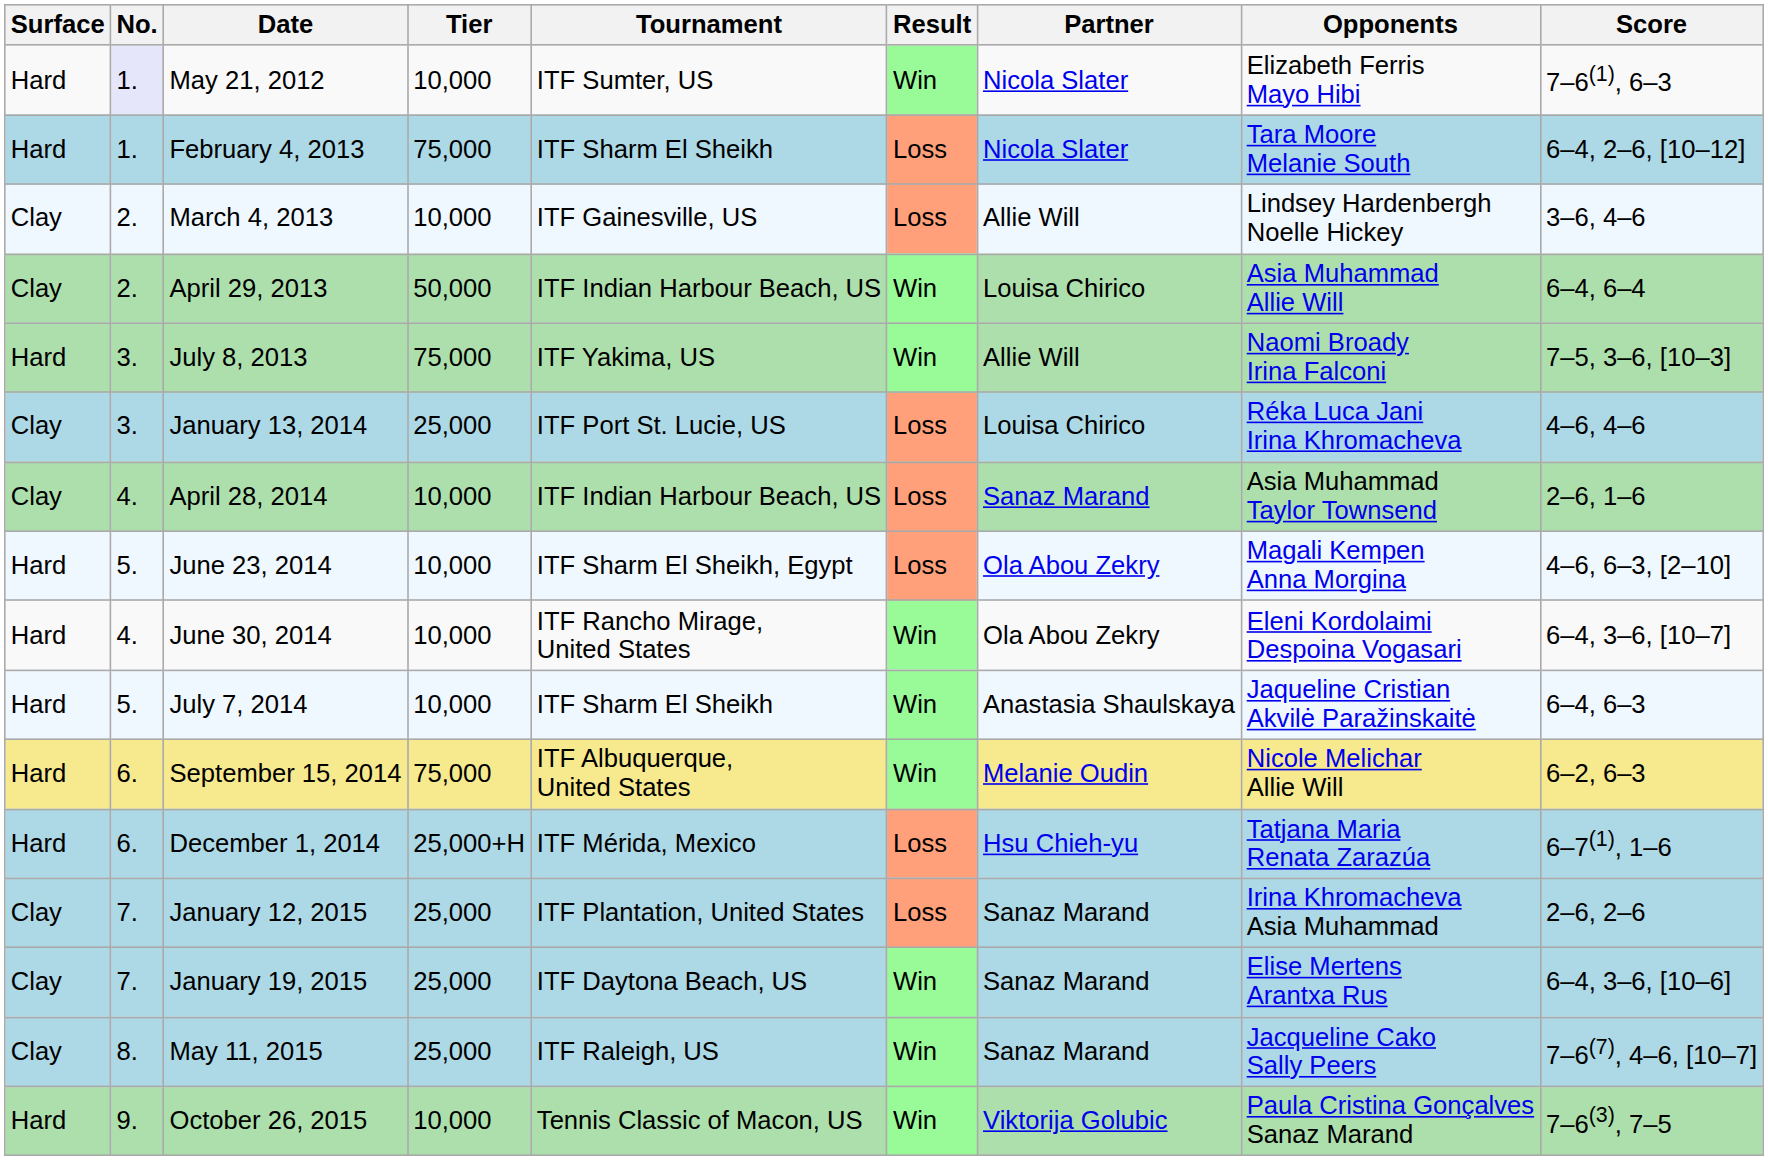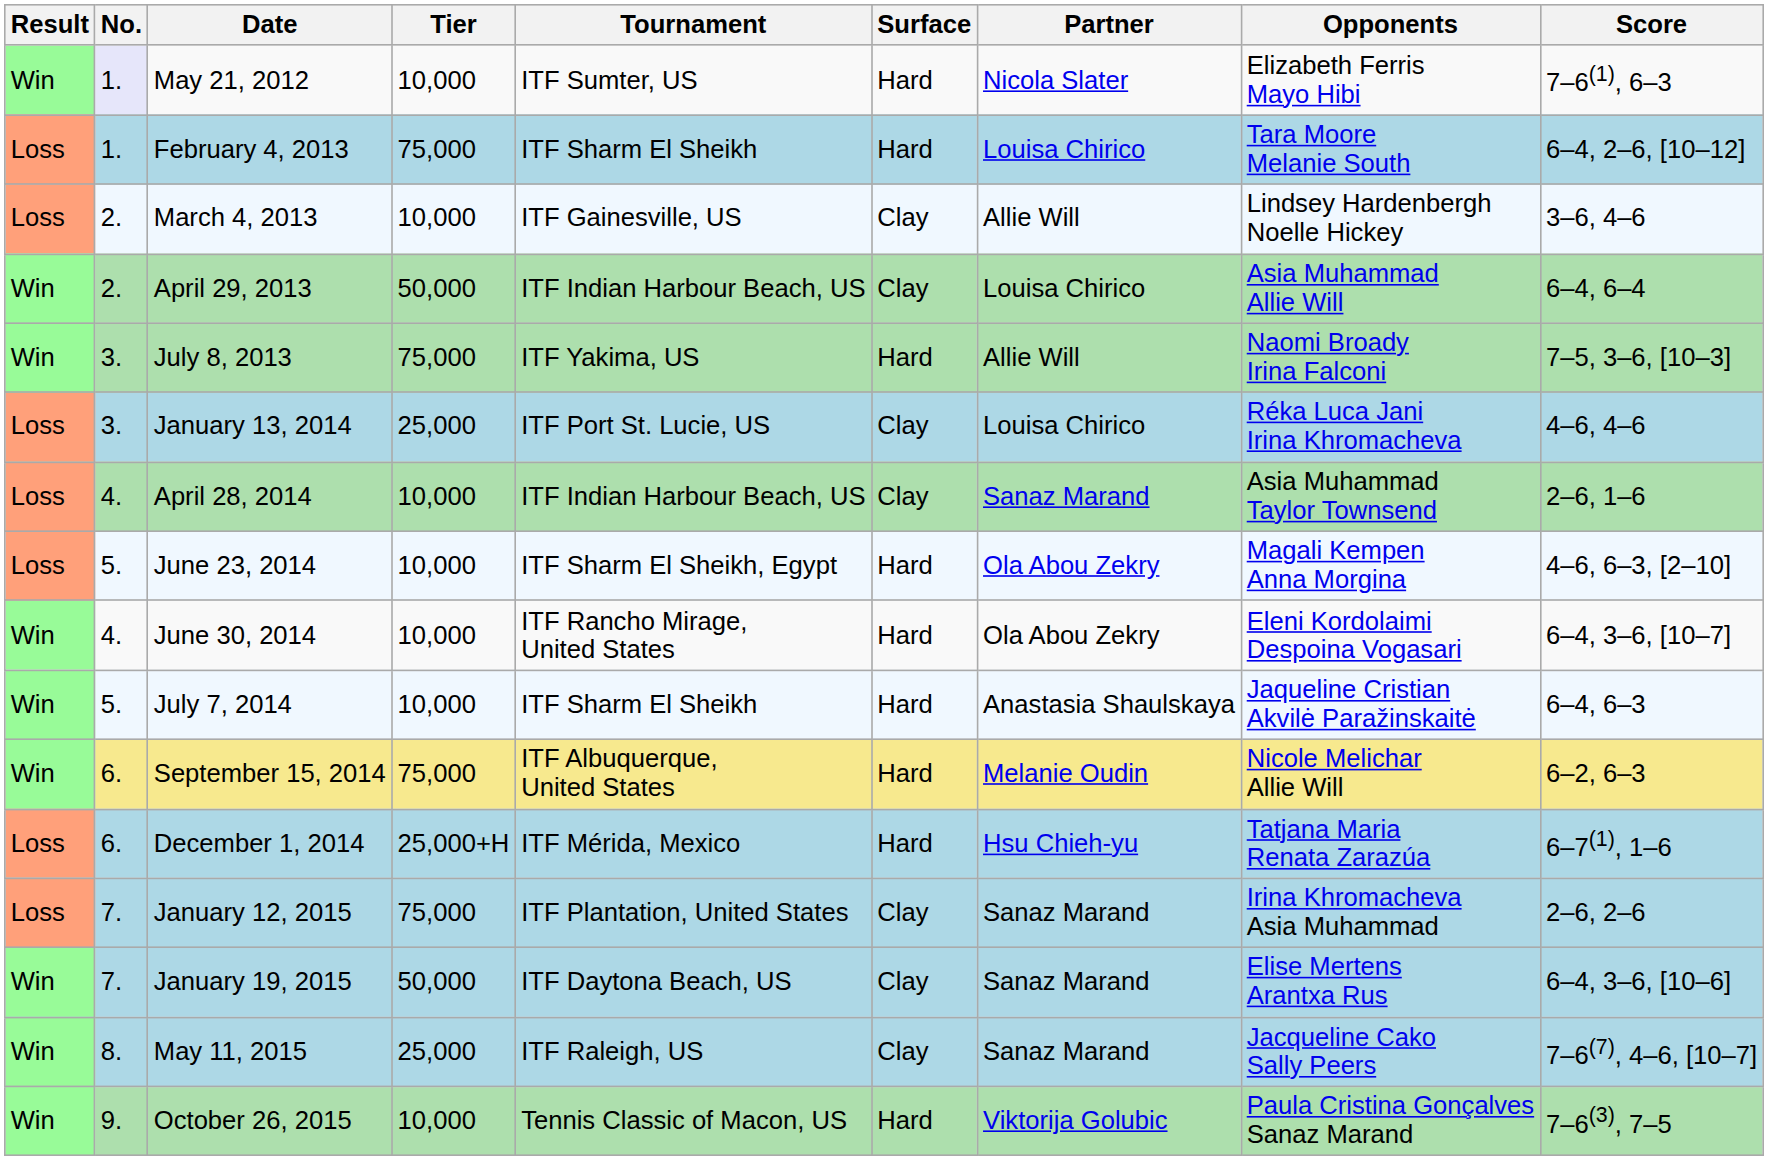columns swapped: (932, 24) <-> (58, 24)
(1056, 149) Nicola Slater -> (1064, 149) Louisa Chirico
(452, 912) 25,000 -> (437, 912) 75,000
(452, 982) 25,000 -> (437, 982) 50,000
